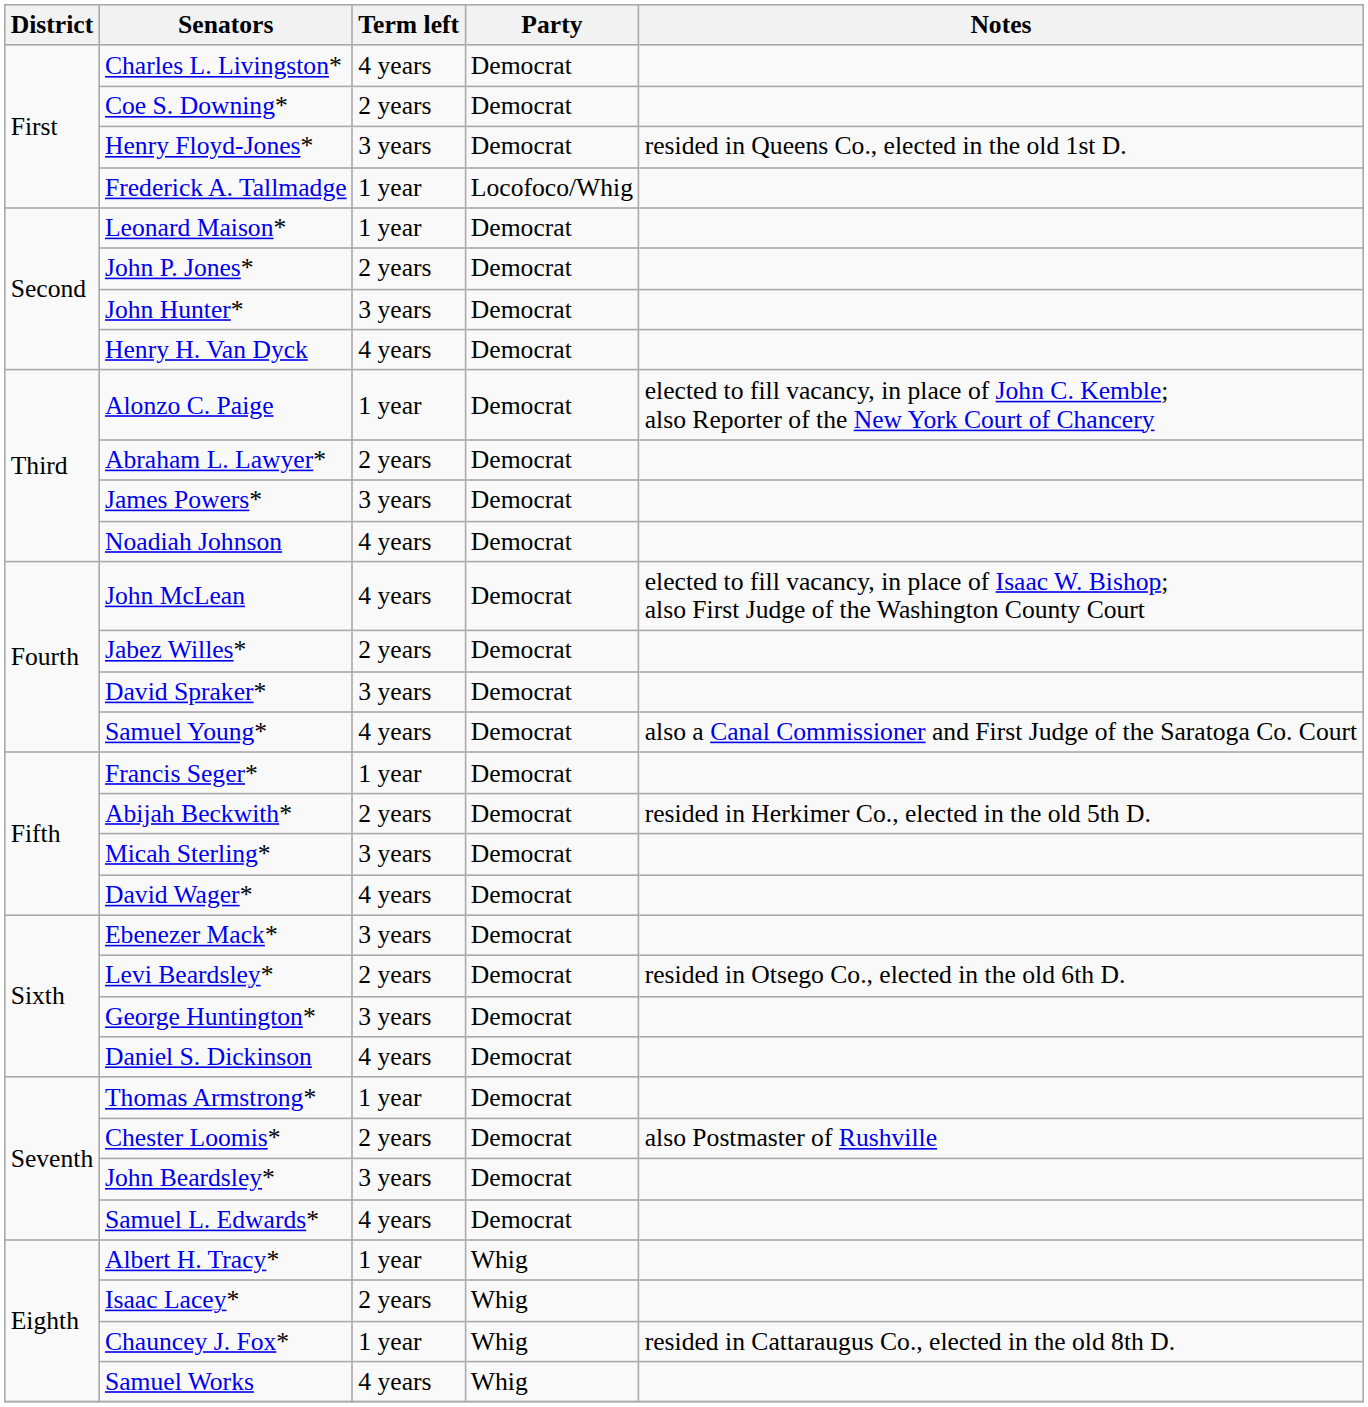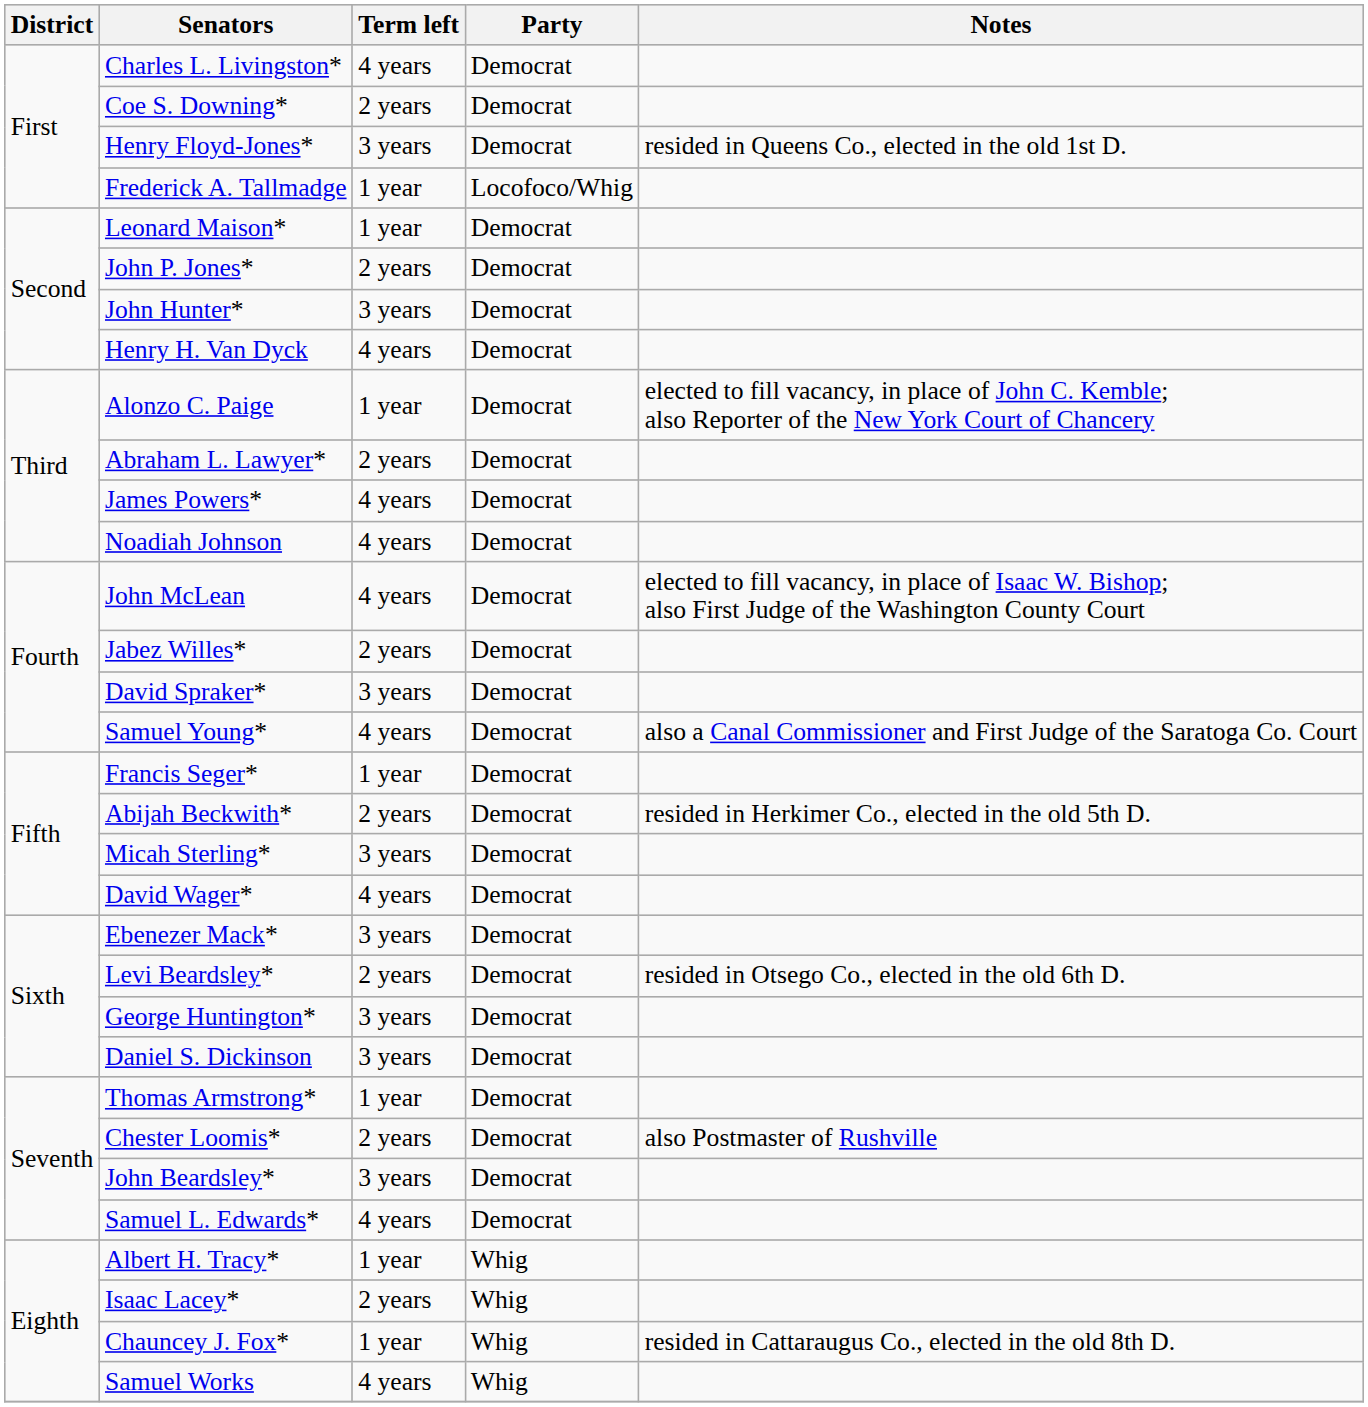(395, 500) 3 years -> (395, 500) 4 years
(395, 1056) 4 years -> (395, 1056) 3 years
